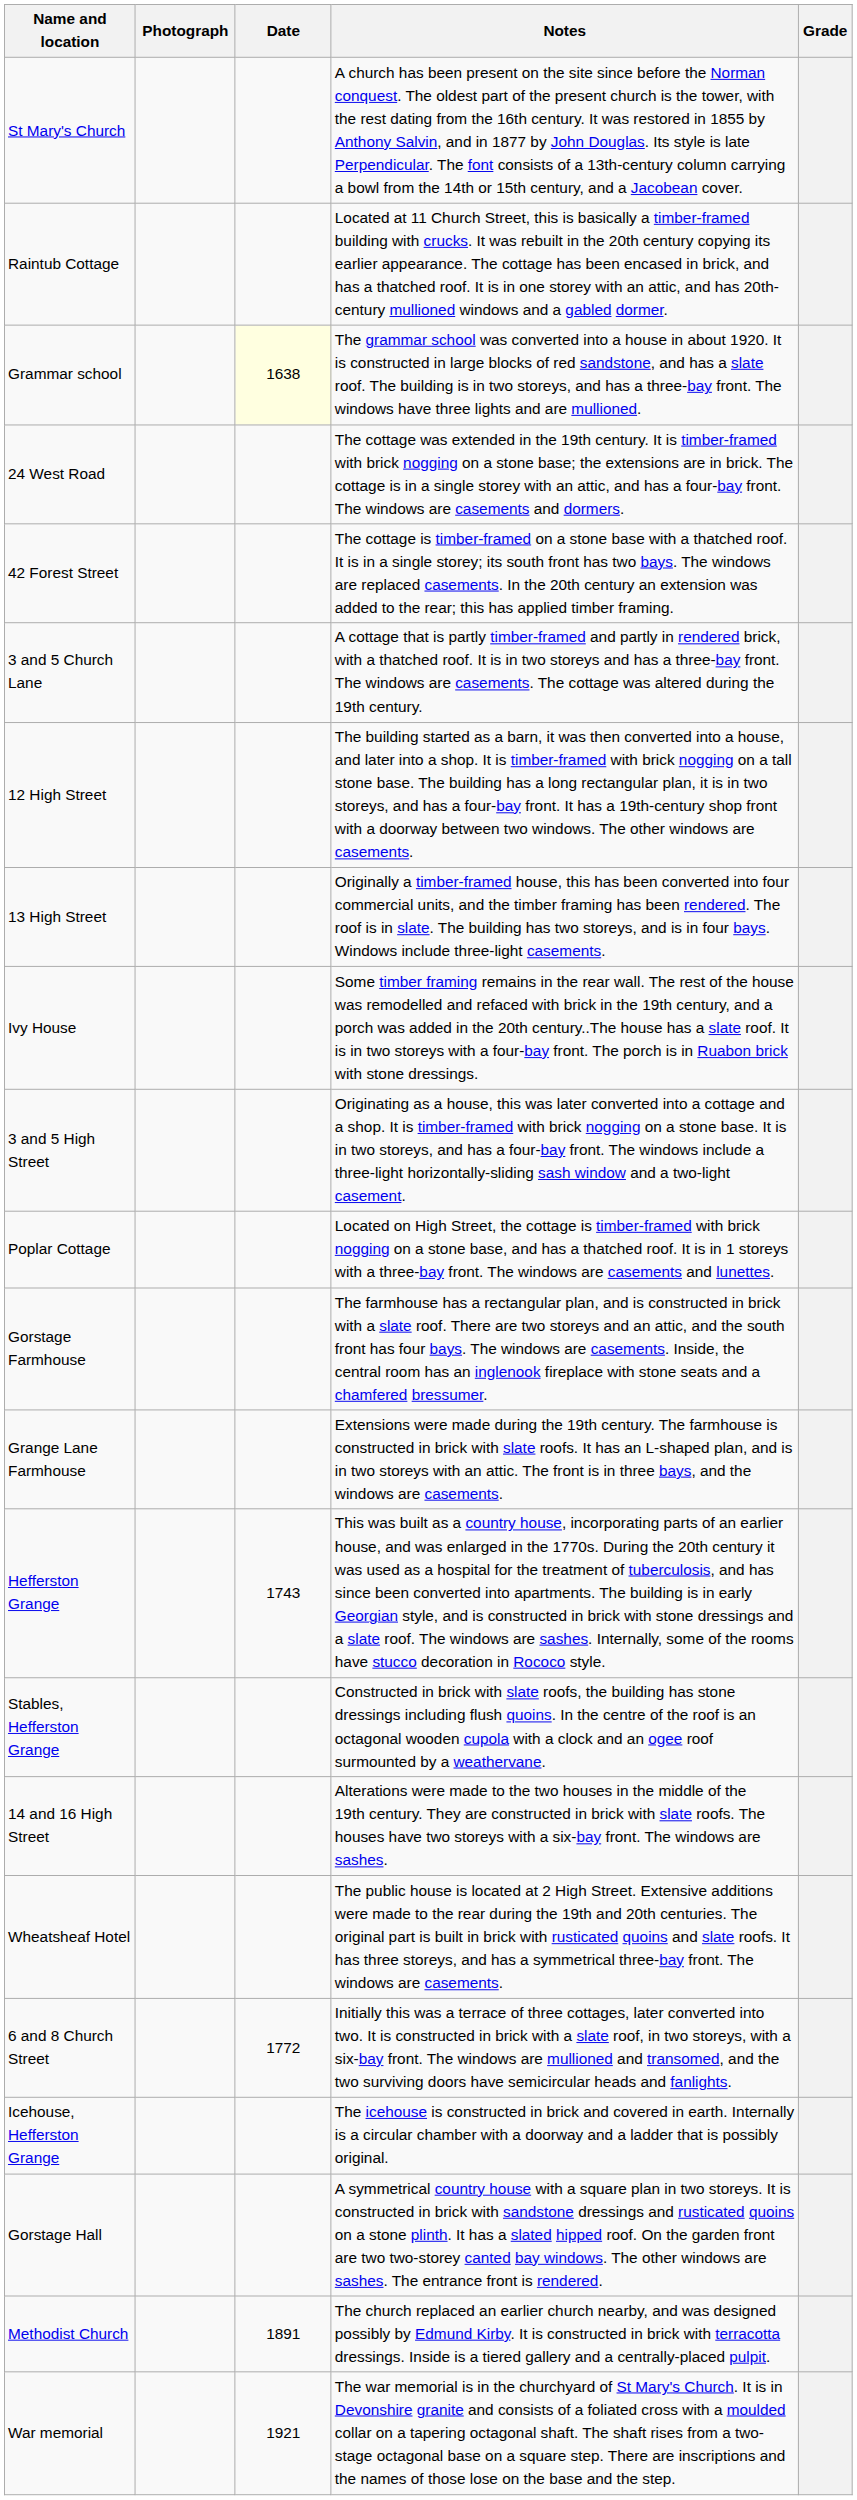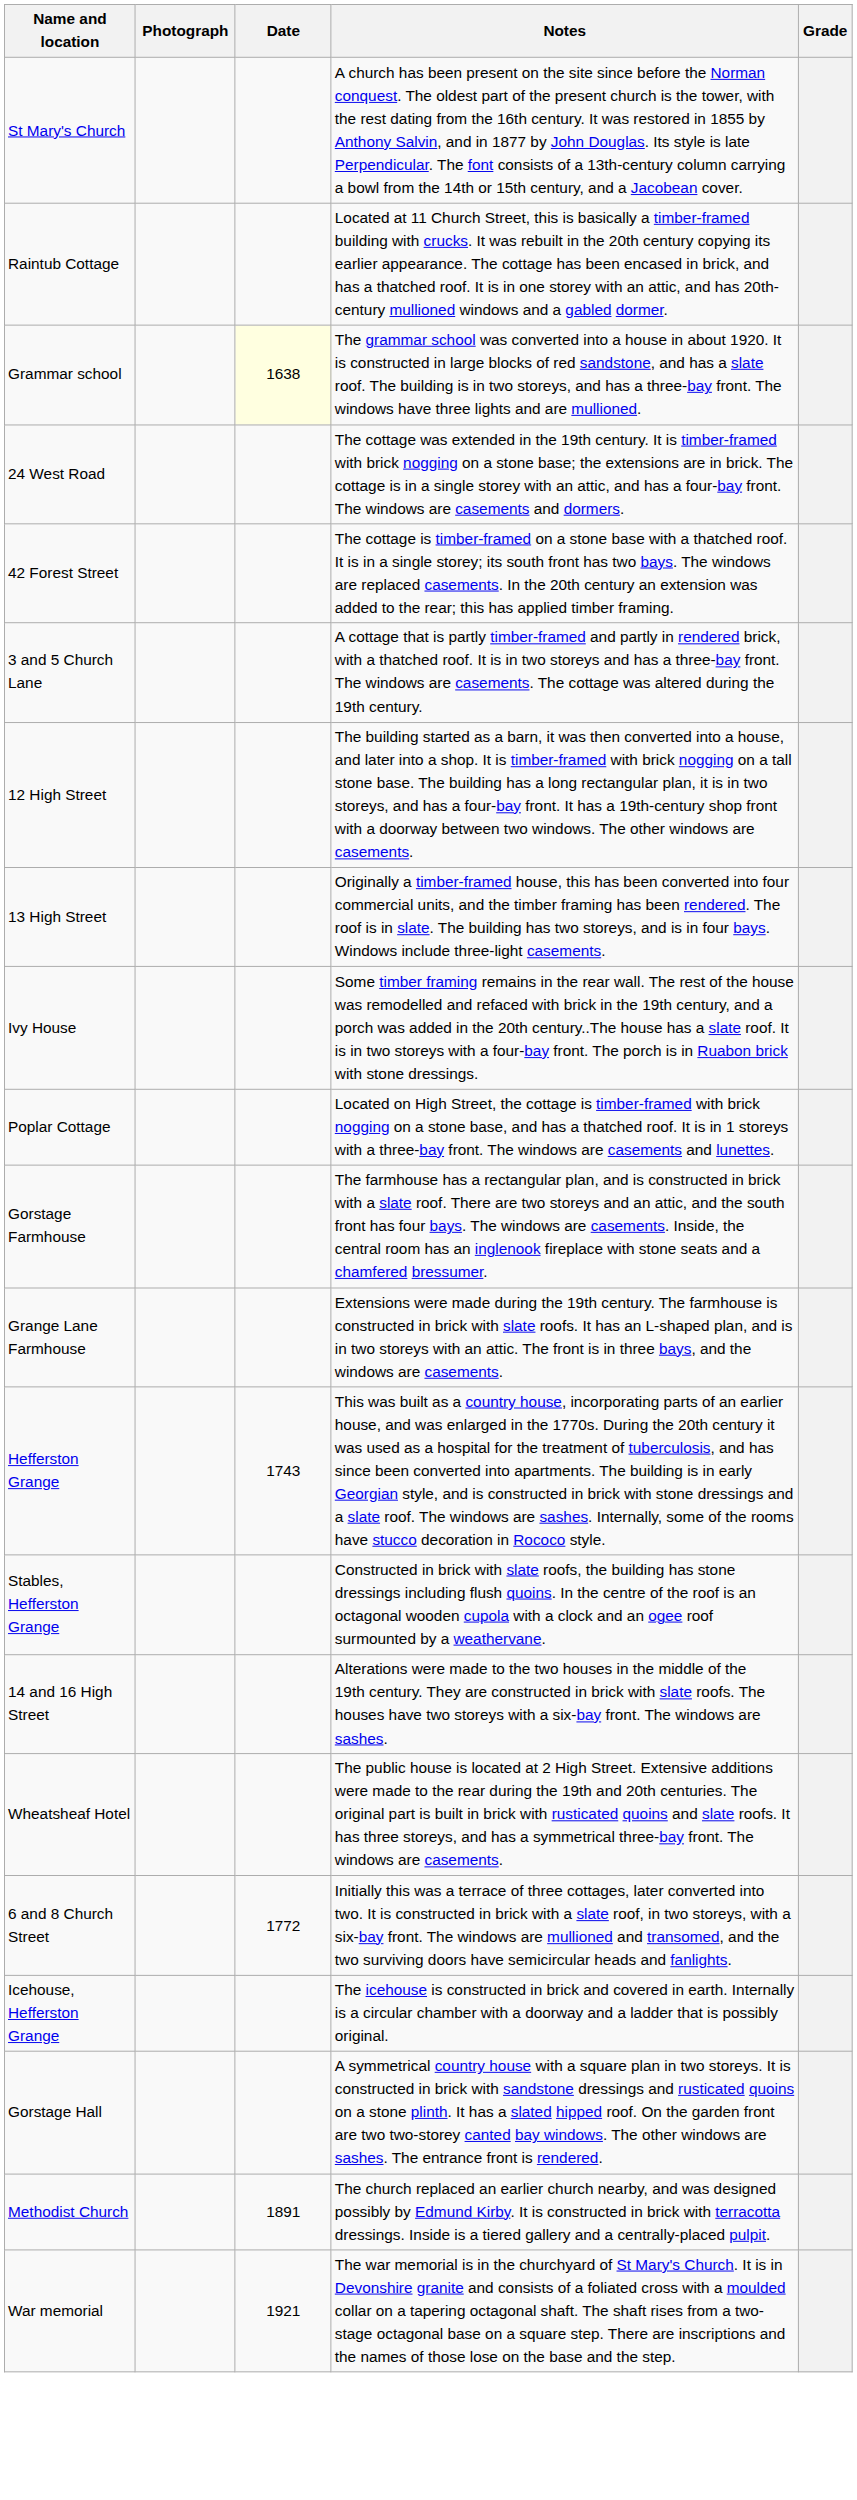- row: (52, 1150)
